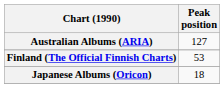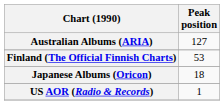+ row: (92, 91)
